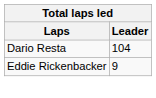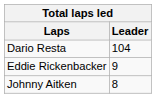+ row: (42, 84)
